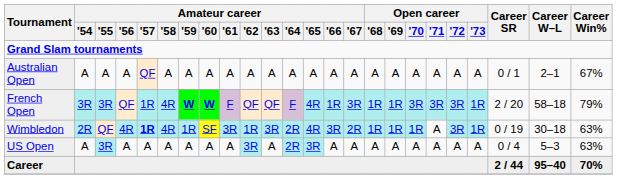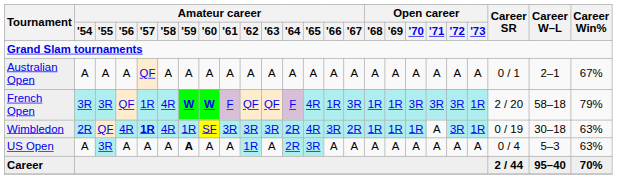(251, 129) 1R -> (251, 129) 3R
(189, 147) normal -> (189, 147) bold
(251, 147) 3R -> (251, 147) 1R
